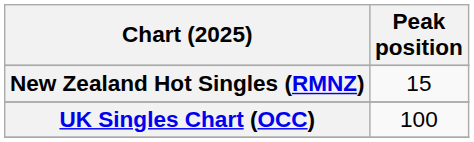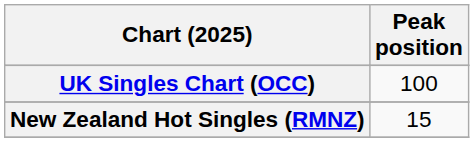rows swapped: (187, 83) <-> (187, 119)
